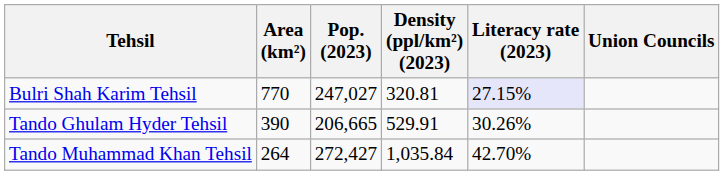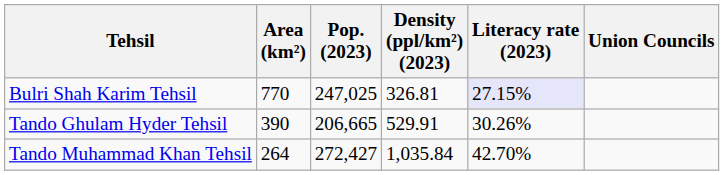(346, 93) 247,027 -> (346, 93) 247,025
(412, 93) 320.81 -> (412, 93) 326.81
